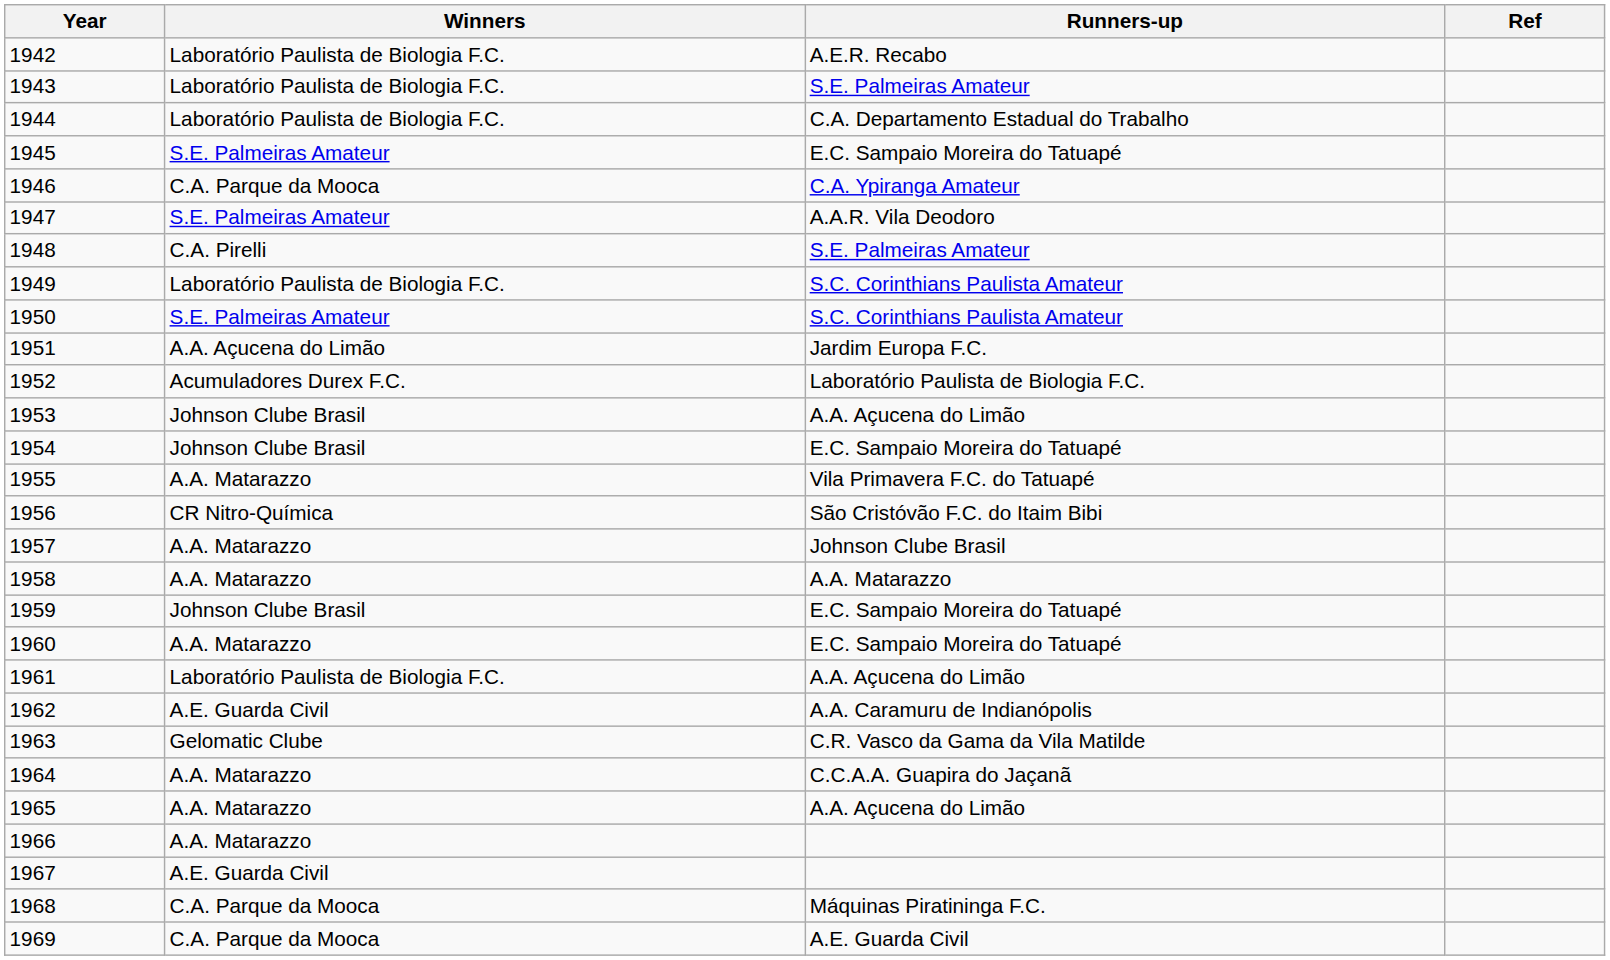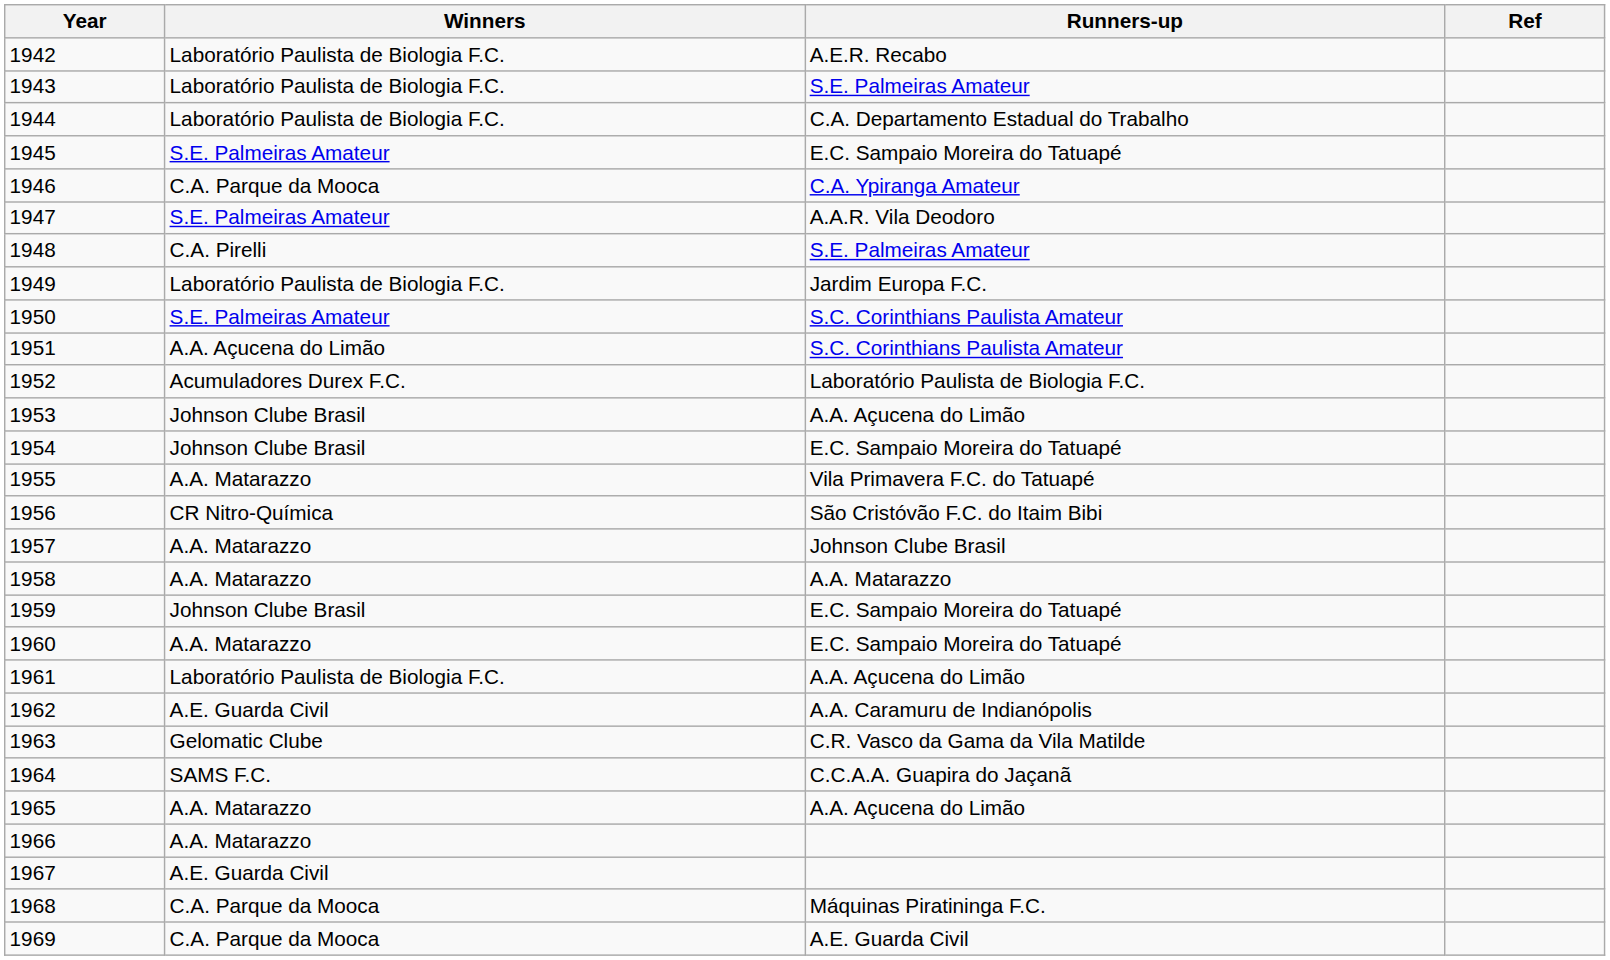(966, 284) S.C. Corinthians Paulista Amateur -> (898, 284) Jardim Europa F.C.
(898, 349) Jardim Europa F.C. -> (966, 349) S.C. Corinthians Paulista Amateur
(240, 775) A.A. Matarazzo -> (220, 775) SAMS F.C.
